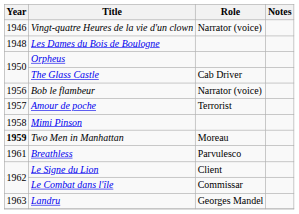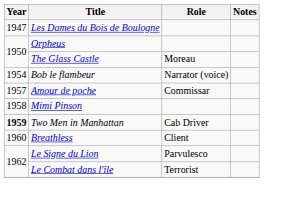- row: (112, 28)
(17, 43) 1948 -> (17, 28) 1947
(220, 75) Cab Driver -> (180, 59) Moreau
(17, 91) 1956 -> (17, 75) 1954
(215, 106) Terrorist -> (187, 91) Commissar
(213, 138) Moreau -> (186, 122) Cab Driver
(17, 153) 1961 -> (17, 138) 1960
(219, 153) Parvulesco -> (176, 138) Client
(210, 169) Client -> (186, 153) Parvulesco
(220, 185) Commissar -> (181, 169) Terrorist
- row: (46, 201)
